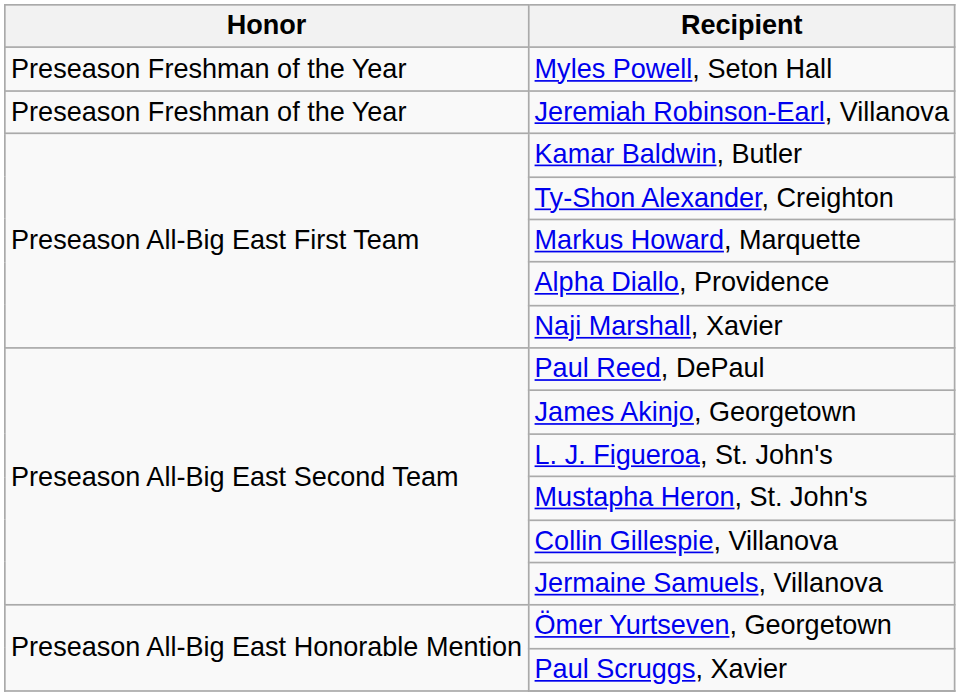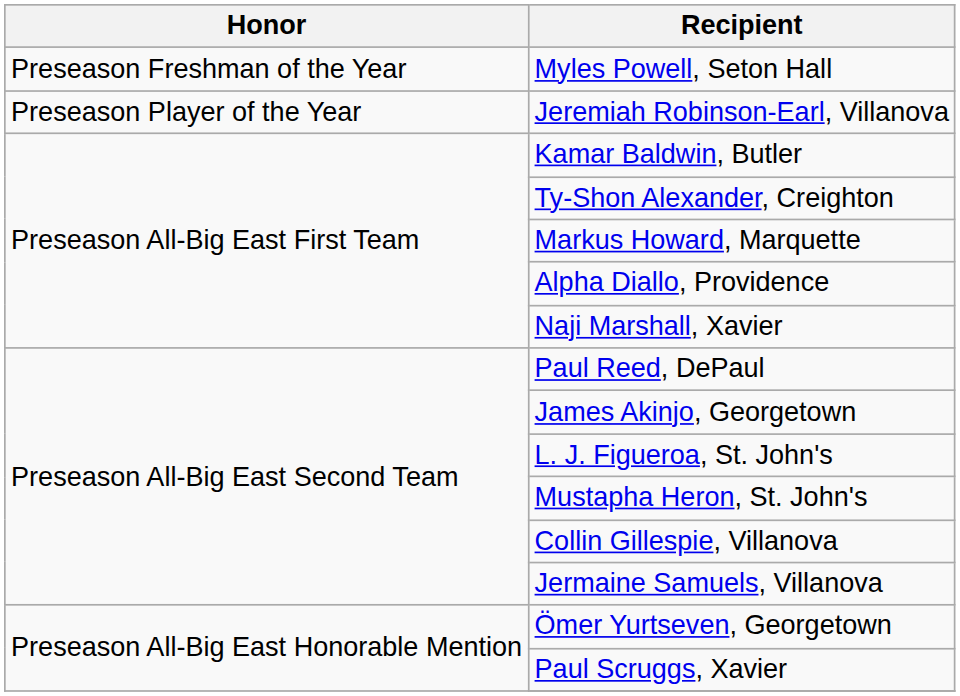(209, 111) Preseason Freshman of the Year -> (186, 111) Preseason Player of the Year
